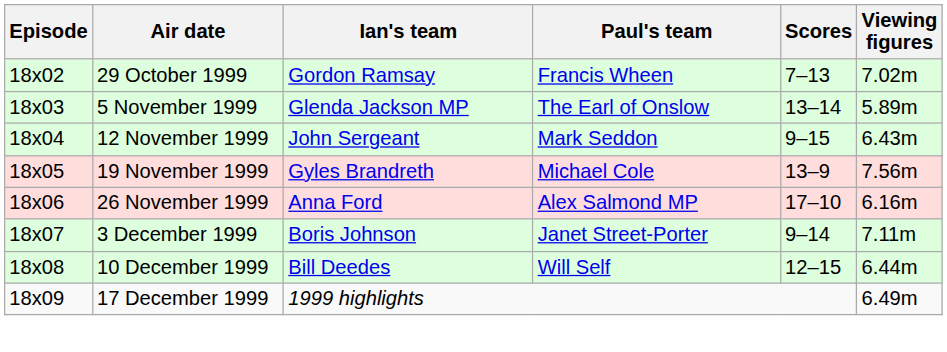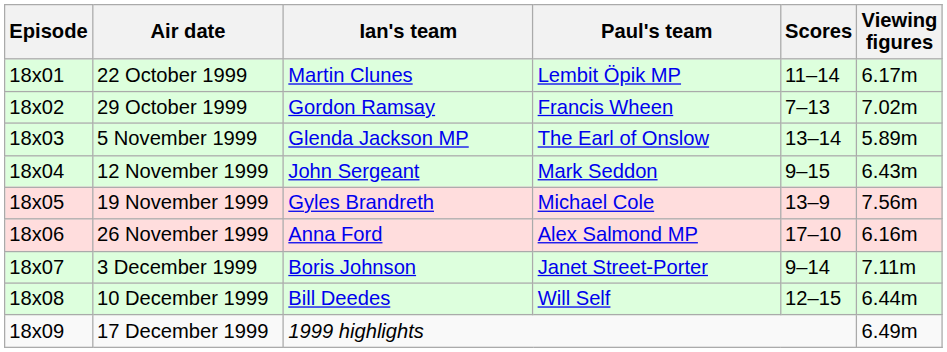+ row: (172, 75)
